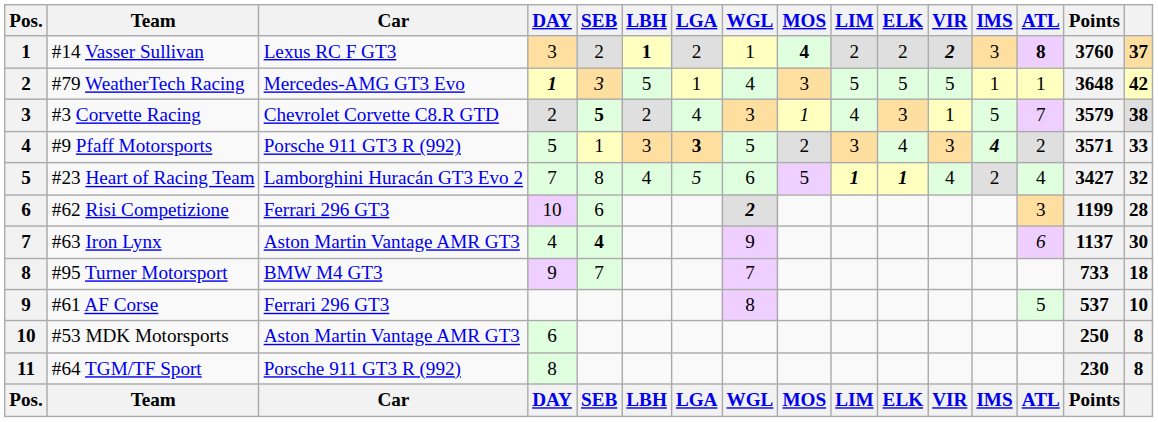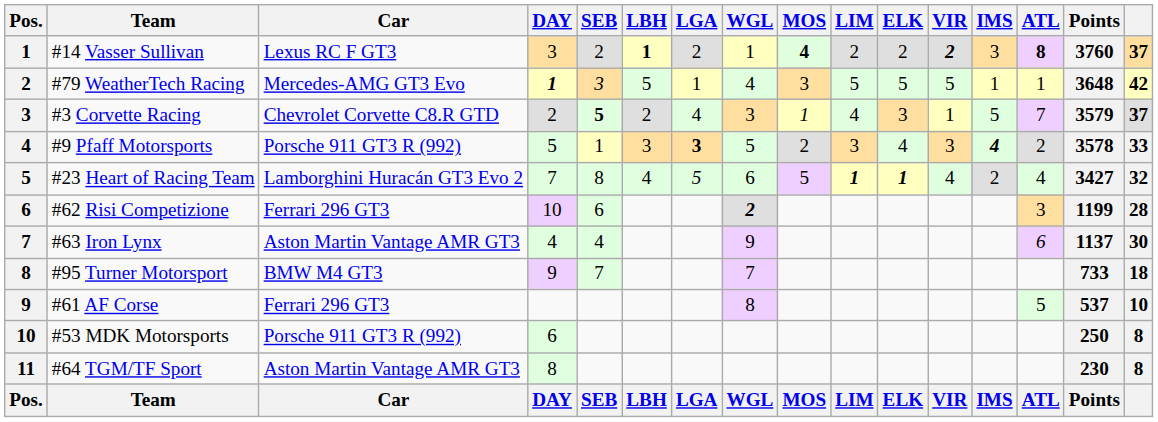(1139, 114) 38 -> (1139, 114) 37
(1094, 146) 3571 -> (1094, 146) 3578
(599, 241) bold -> (599, 241) normal
(392, 336) Aston Martin Vantage AMR GT3 -> (362, 336) Porsche 911 GT3 R (992)
(362, 367) Porsche 911 GT3 R (992) -> (392, 367) Aston Martin Vantage AMR GT3
